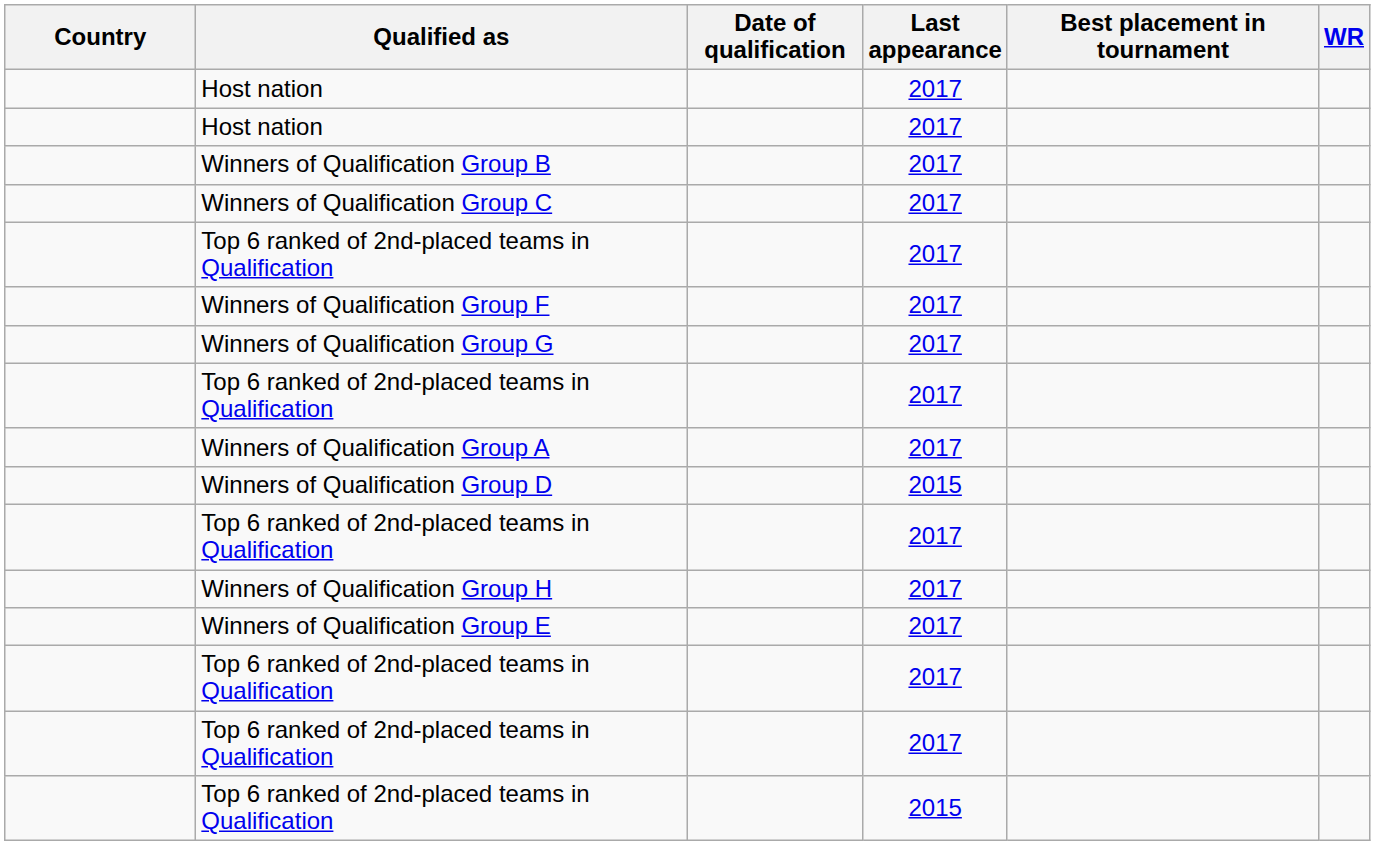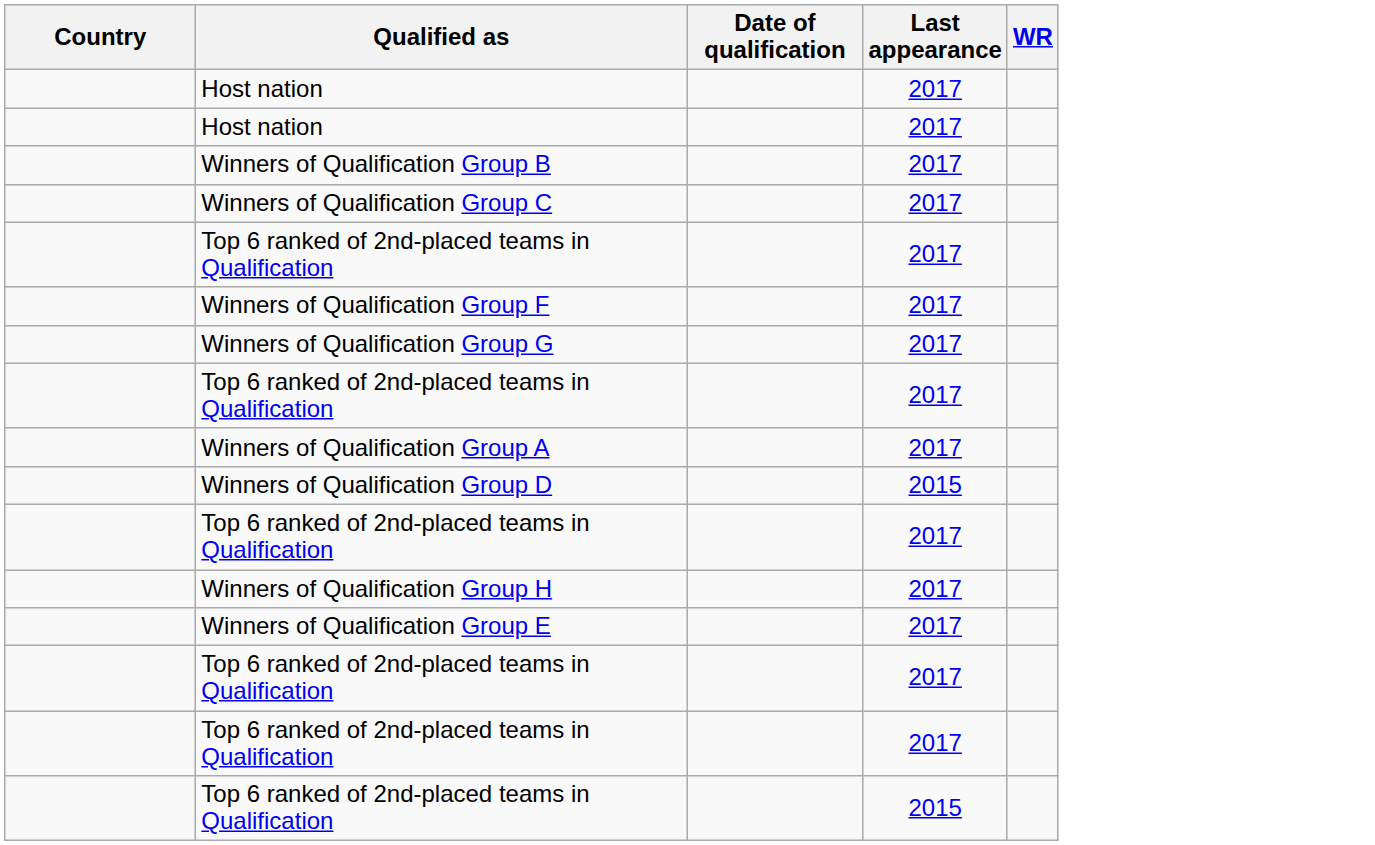- column: (1163, 37)
